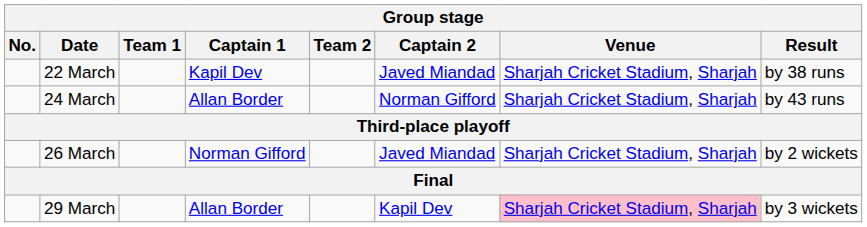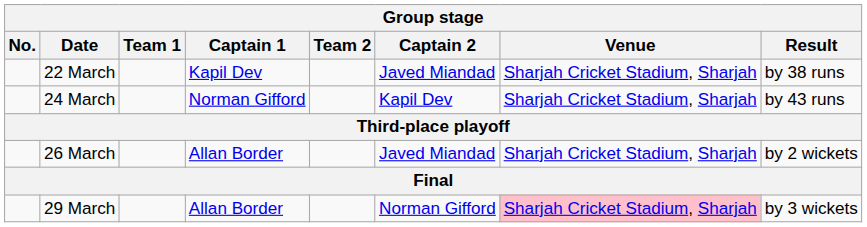(236, 99) Allan Border -> (247, 99) Norman Gifford
(437, 99) Norman Gifford -> (416, 99) Kapil Dev
(247, 153) Norman Gifford -> (236, 153) Allan Border
(416, 208) Kapil Dev -> (437, 208) Norman Gifford
